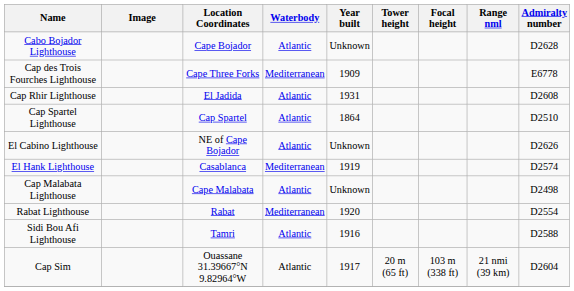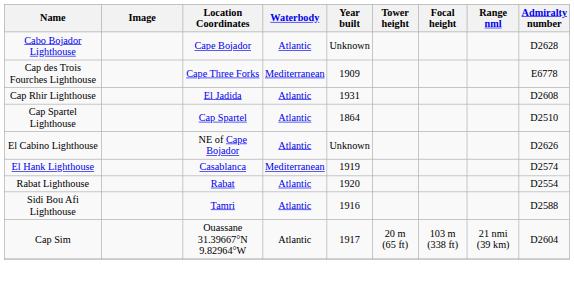- row: (53, 189)
(295, 211) Mediterranean -> (295, 183) Atlantic
